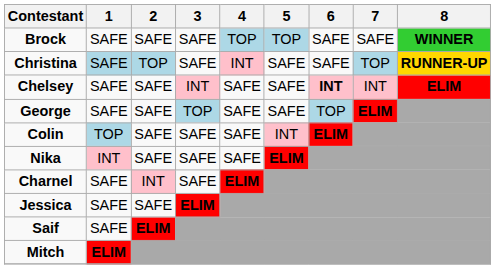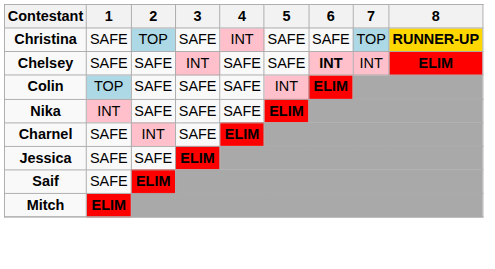- row: (46, 40)
(109, 63) lightblue background -> (109, 40) no background
- row: (46, 111)
